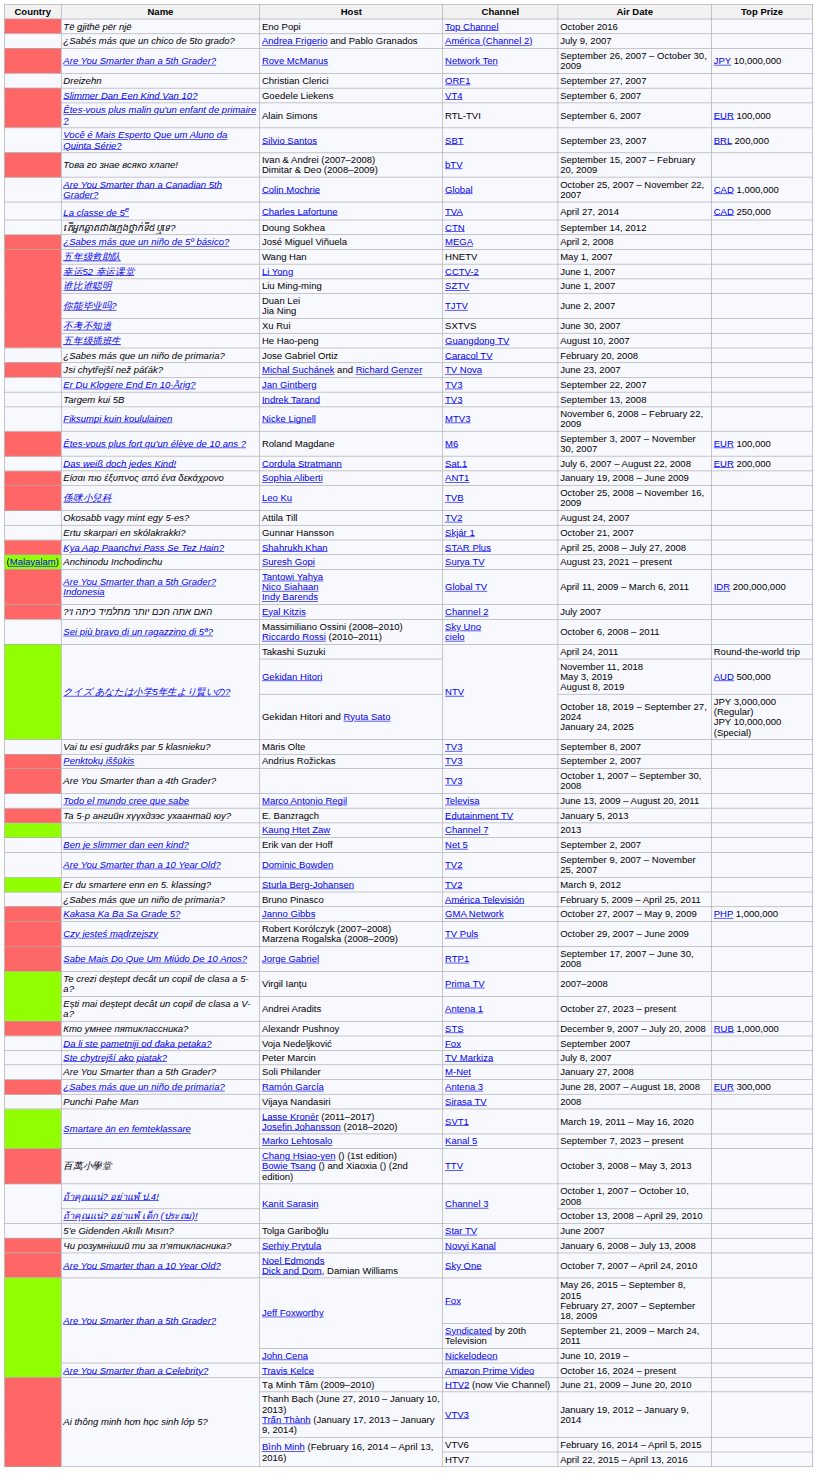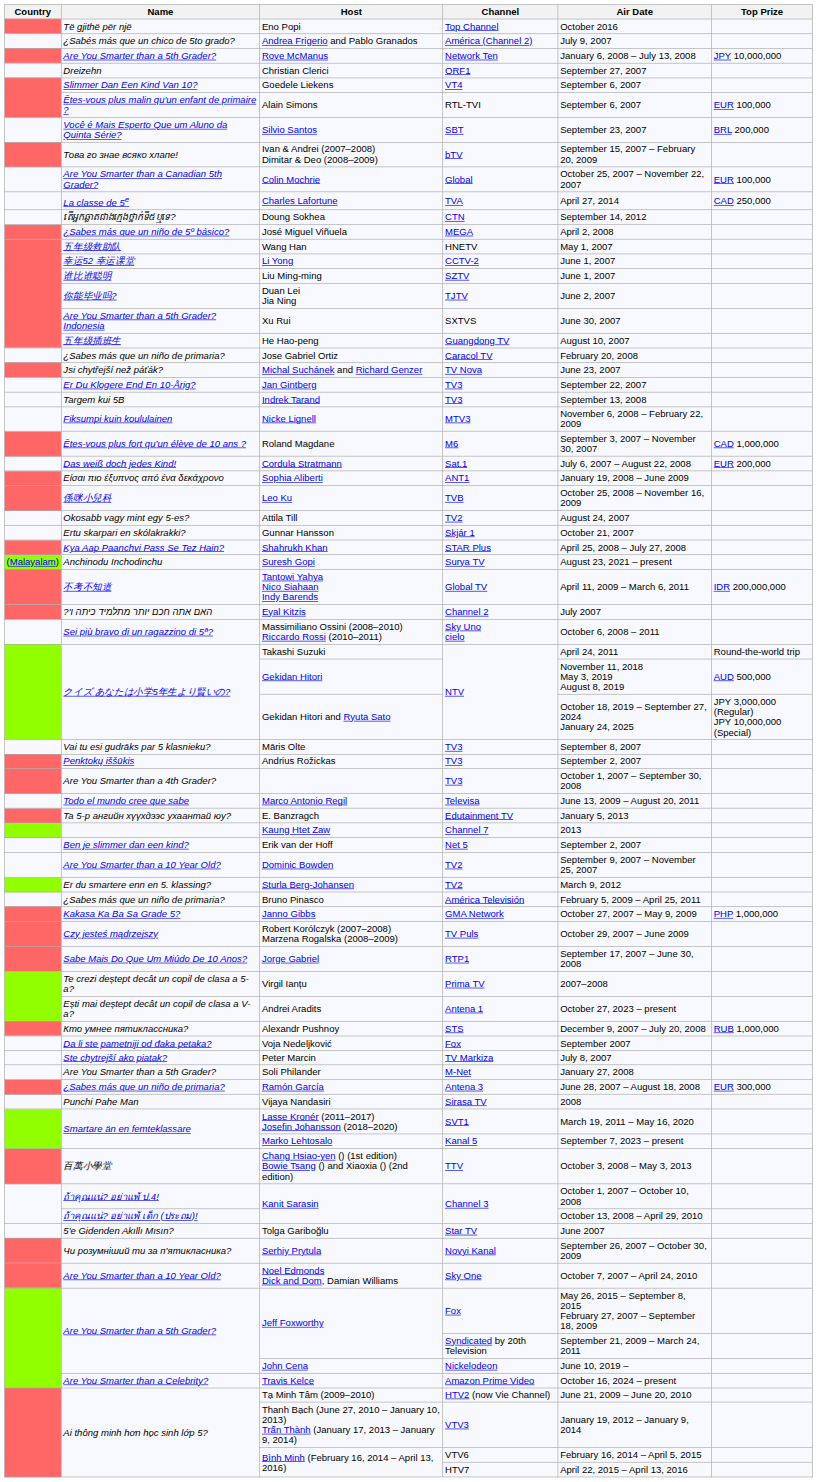(633, 61) September 26, 2007 – October 30, 2009 -> (628, 56) January 6, 2008 – July 13, 2008
(746, 190) CAD 1,000,000 -> (742, 179) EUR 100,000
(87, 326) 不考不知道 -> (140, 321) Are You Smarter than a 5th Grader? Indonesia
(742, 444) EUR 100,000 -> (746, 444) CAD 1,000,000
(140, 587) Are You Smarter than a 5th Grader? Indonesia -> (87, 587) 不考不知道
(628, 1245) January 6, 2008 – July 13, 2008 -> (633, 1251) September 26, 2007 – October 30, 2009
